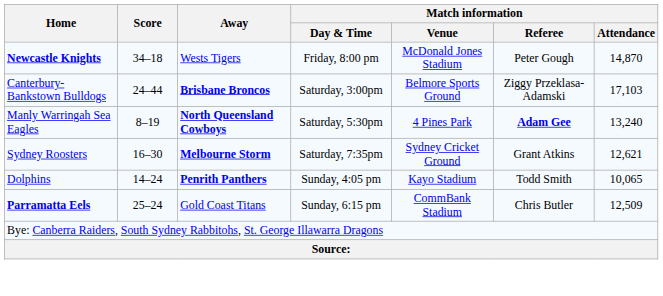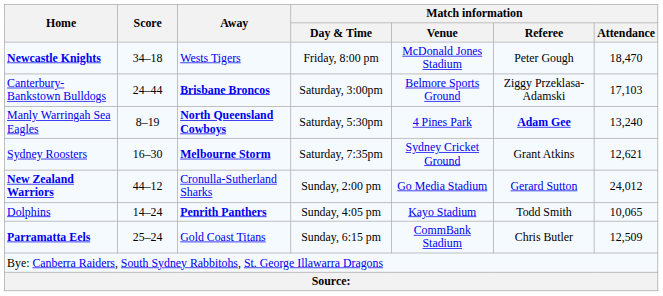(626, 58) 14,870 -> (626, 58) 18,470
+ row: (40, 186)
